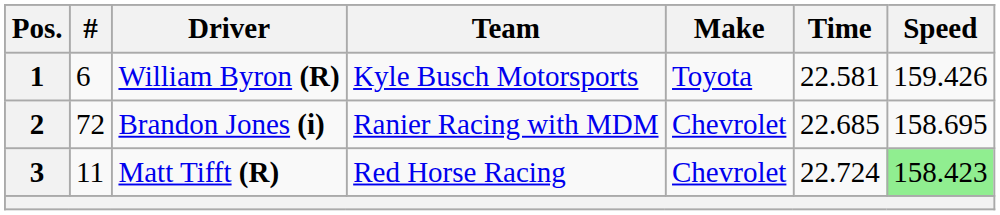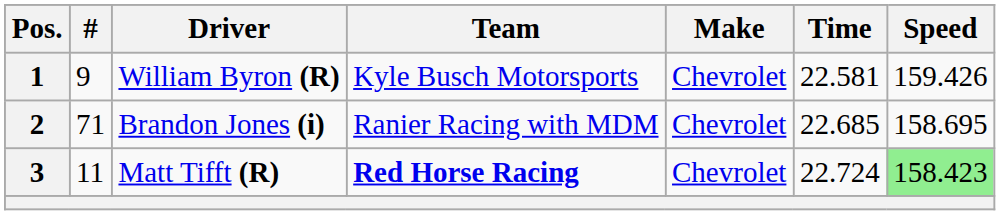(83, 76) 6 -> (83, 76) 9
(712, 76) Toyota -> (729, 76) Chevrolet
(90, 124) 72 -> (90, 124) 71
(460, 172) normal -> (466, 172) bold
